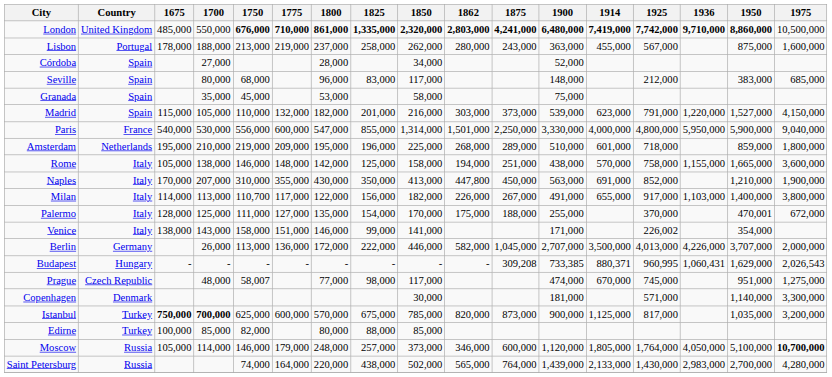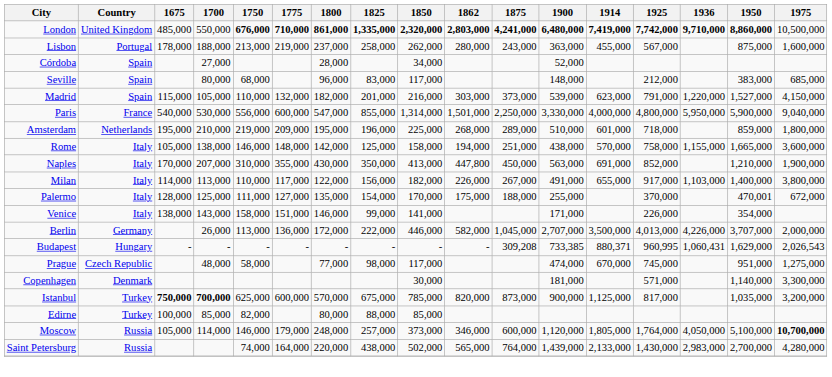- row: (58, 96)
(253, 197) 110,700 -> (253, 180) 110,000
(661, 230) 226,002 -> (661, 213) 226,000
(255, 280) 58,007 -> (255, 264) 58,000
